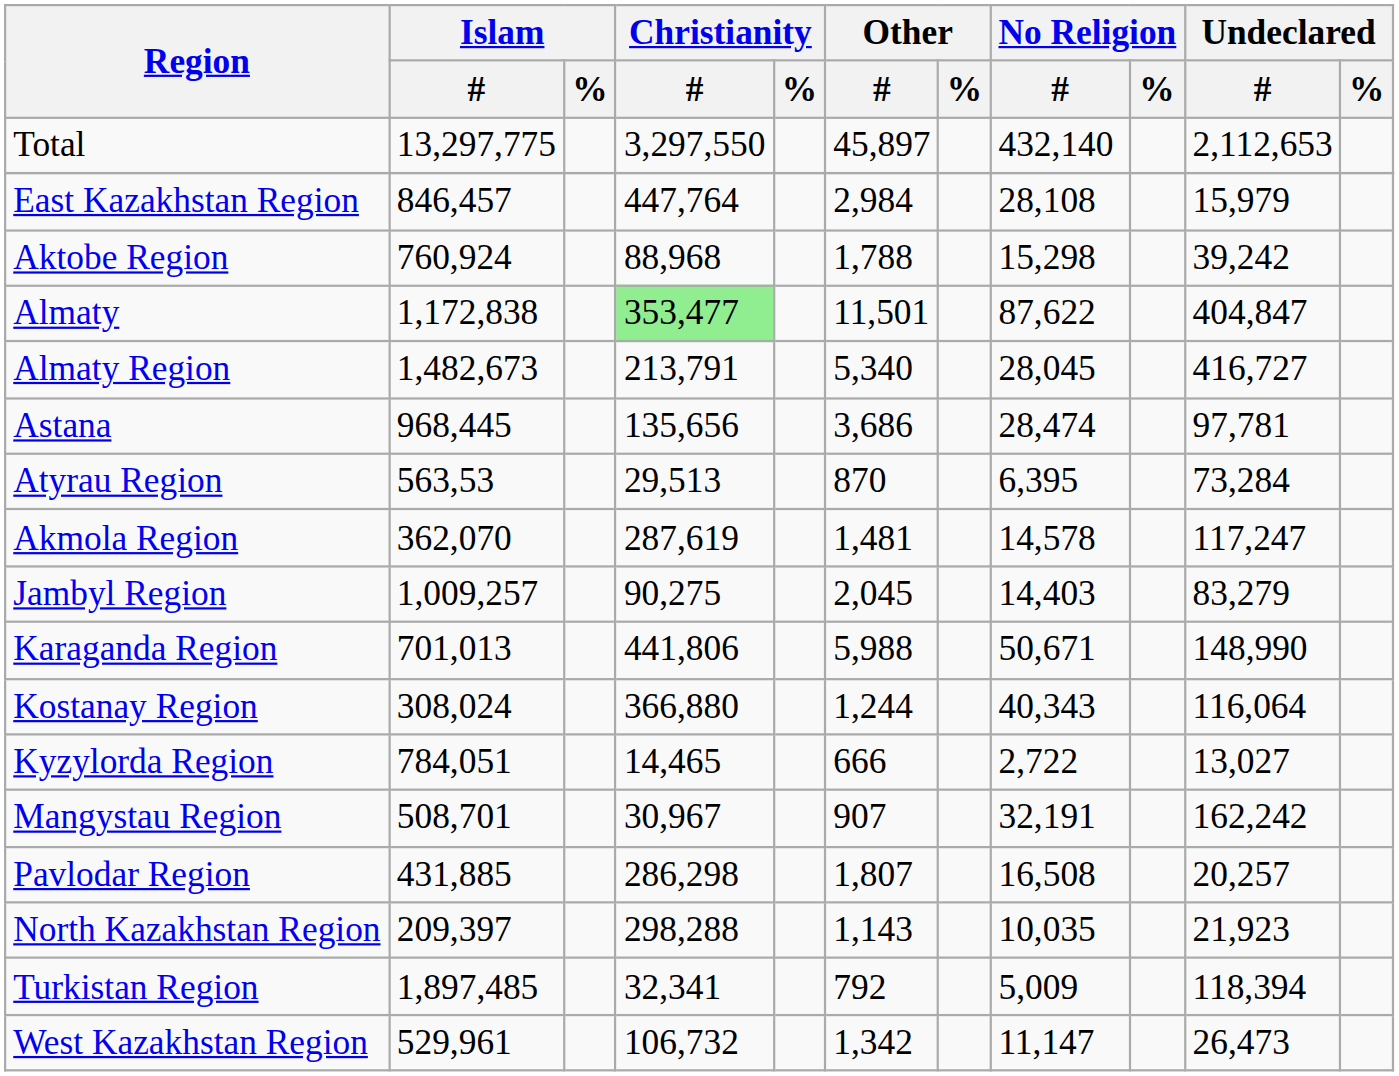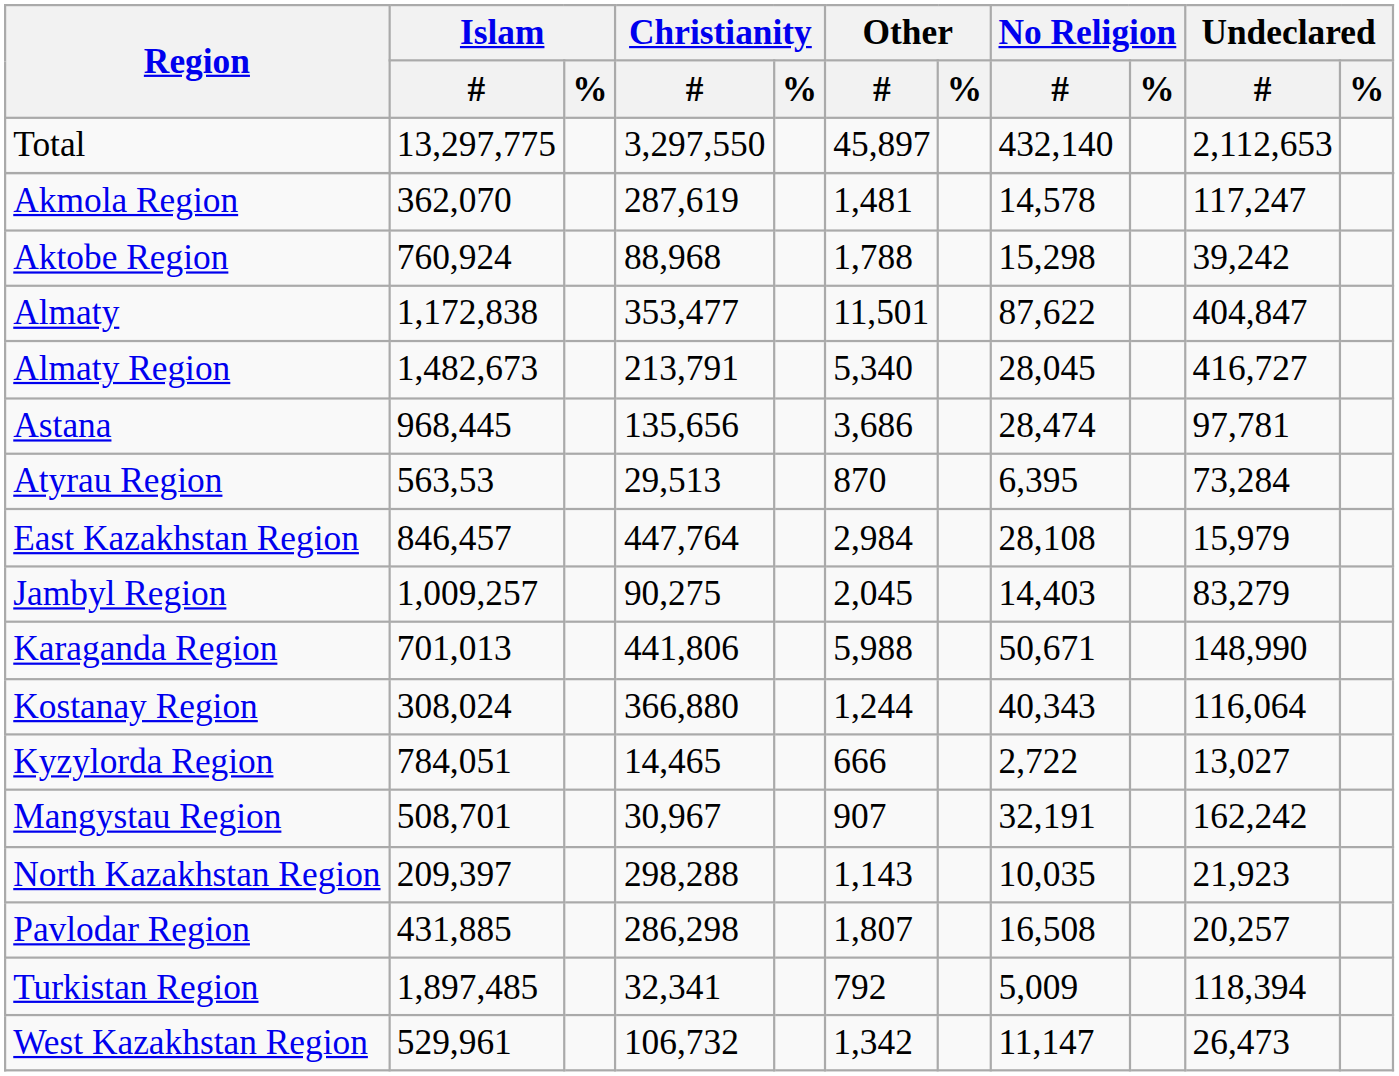rows swapped: (126, 537) <-> (186, 200)
(681, 312) lightgreen background -> (681, 312) no background
rows swapped: (132, 873) <-> (197, 929)
